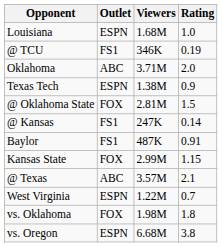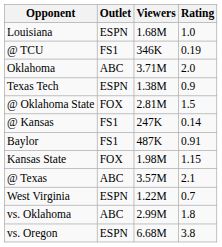(152, 159) 2.99M -> (152, 159) 1.98M
(111, 214) FOX -> (112, 214) ABC
(152, 214) 1.98M -> (152, 214) 2.99M
